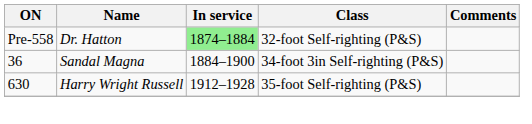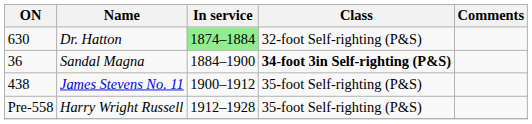(31, 38) Pre-558 -> (19, 38) 630
(352, 61) normal -> (356, 61) bold
+ row: (122, 84)
(19, 84) 630 -> (31, 107) Pre-558
